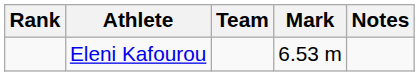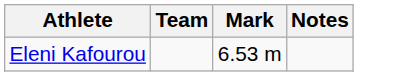- column: (35, 20)
